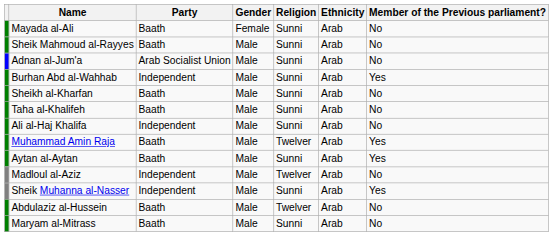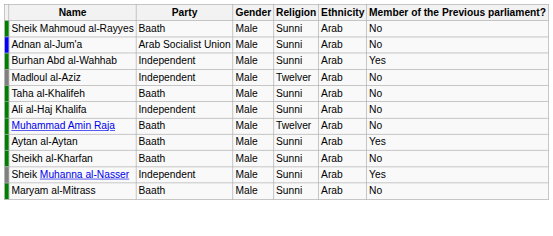- row: (42, 28)
rows swapped: (46, 175) <-> (52, 93)
(377, 142) Yes -> (376, 126) No
- row: (59, 207)
